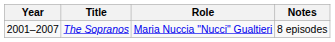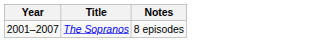- column: (203, 12)
